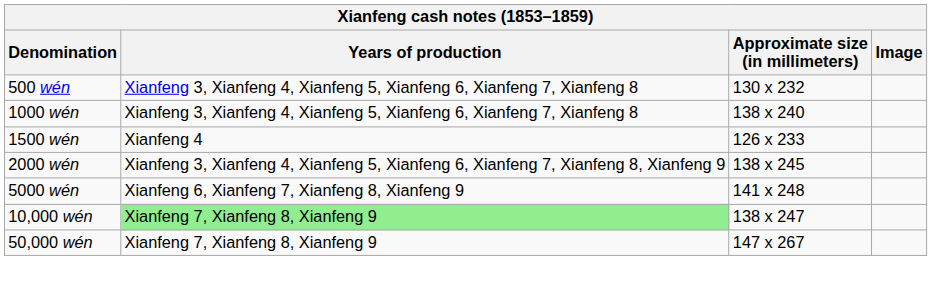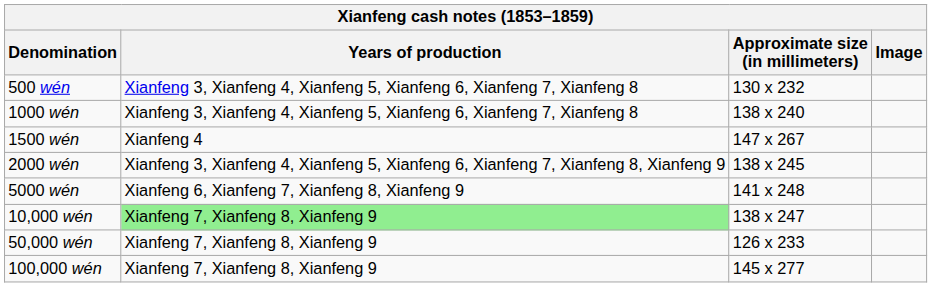(769, 139) 126 x 233 -> (769, 139) 147 x 267
(769, 242) 147 x 267 -> (769, 242) 126 x 233
+ row: (55, 268)
